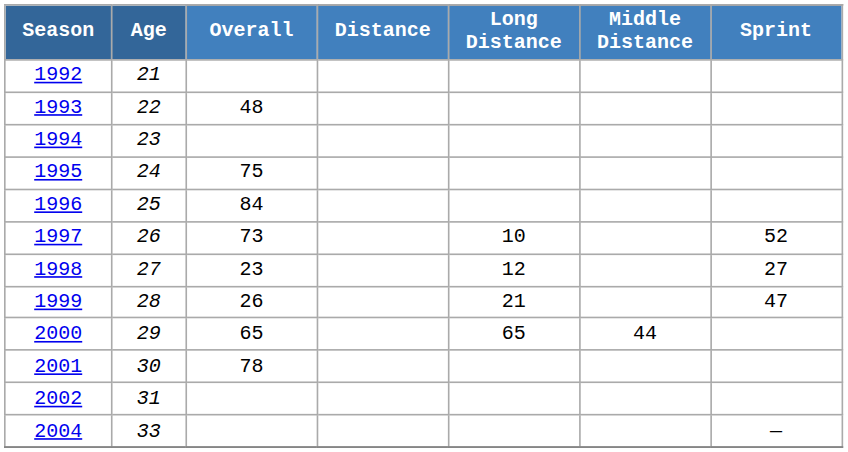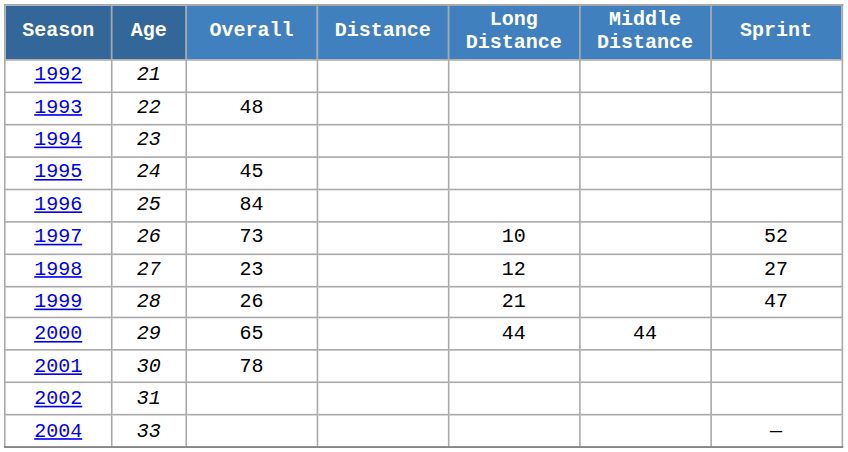(252, 173) 75 -> (252, 173) 45
(514, 335) 65 -> (514, 335) 44
